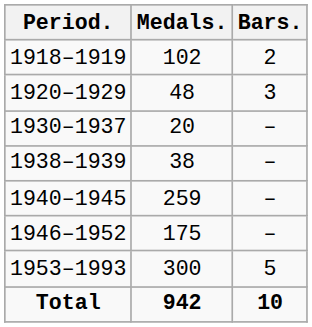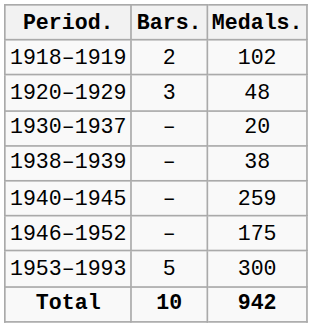columns swapped: (182, 22) <-> (270, 22)
